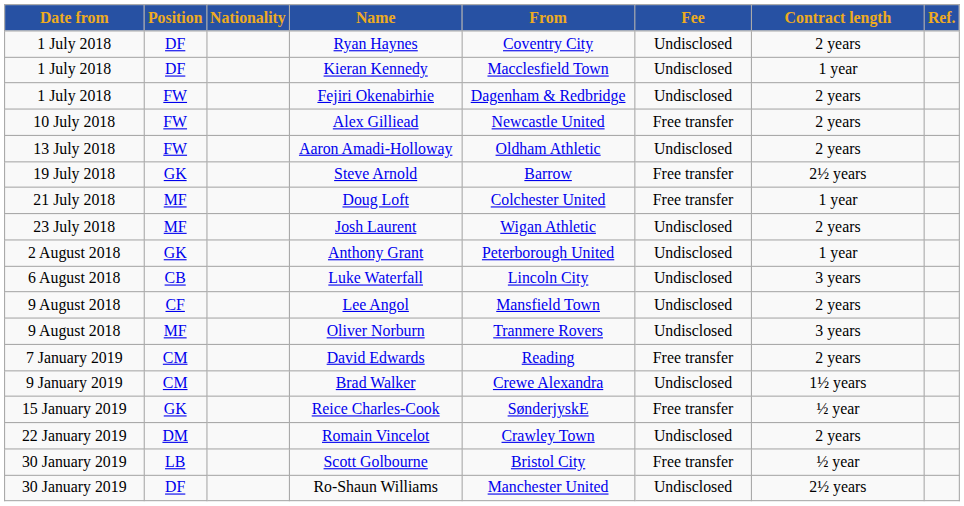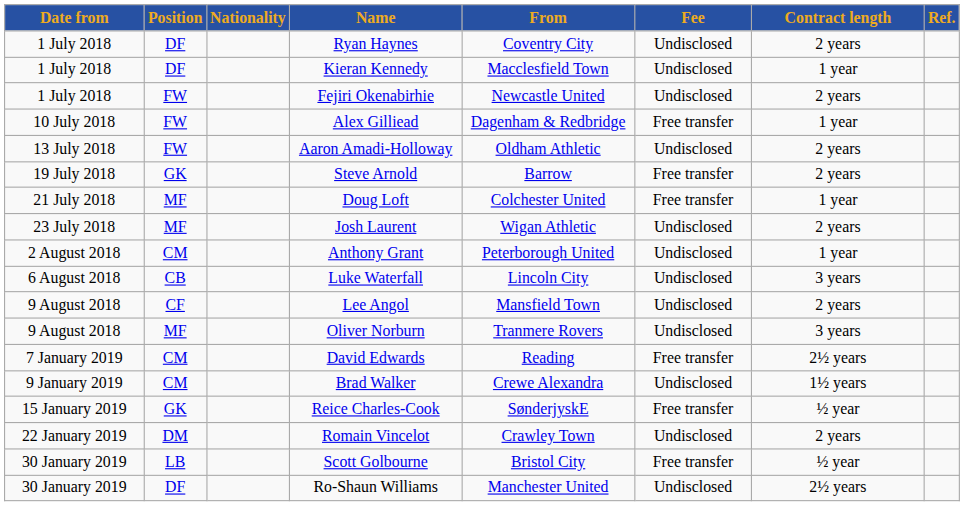(548, 96) Dagenham & Redbridge -> (548, 96) Newcastle United
(548, 122) Newcastle United -> (548, 122) Dagenham & Redbridge
(838, 122) 2 years -> (838, 122) 1 year
(838, 174) 2½ years -> (838, 174) 2 years
(175, 253) GK -> (175, 253) CM
(838, 357) 2 years -> (838, 357) 2½ years
